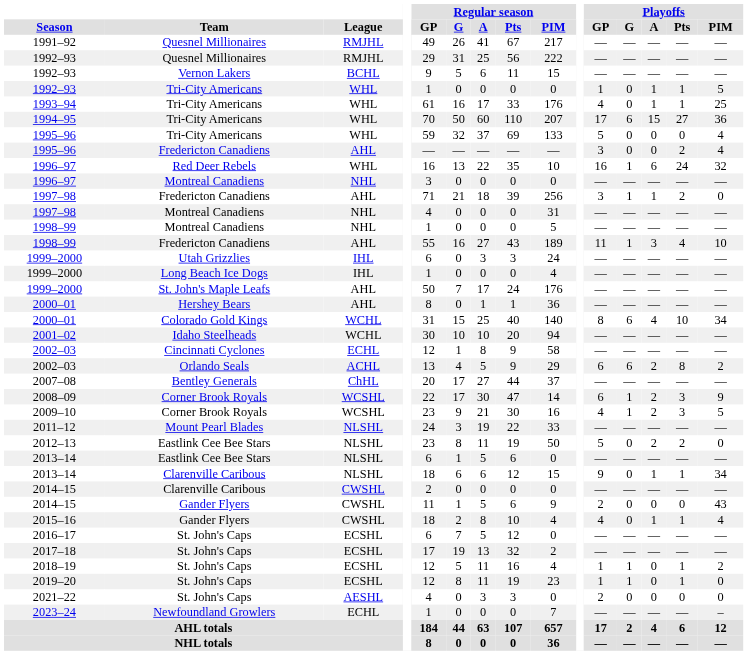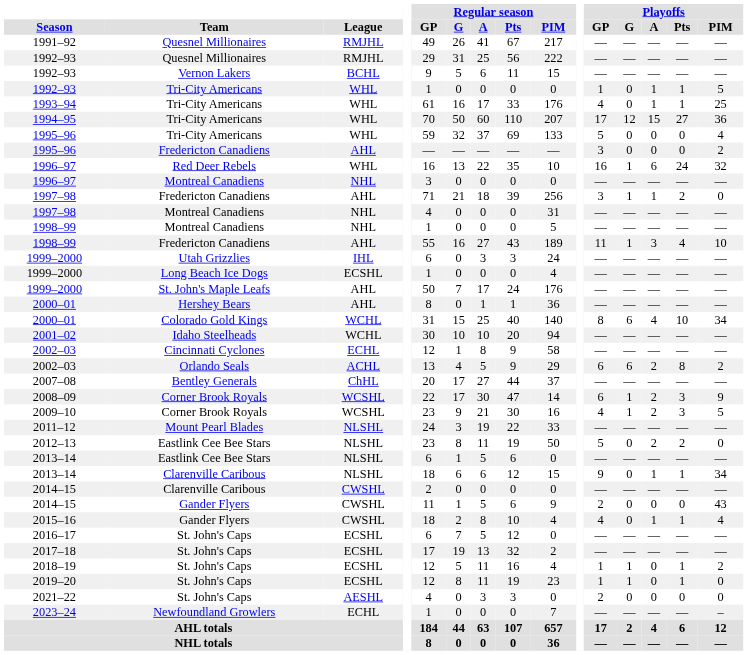(629, 119) 6 -> (629, 119) 12
(682, 150) 2 -> (682, 150) 0
(721, 150) 4 -> (721, 150) 2
(363, 273) IHL -> (363, 273) ECSHL
